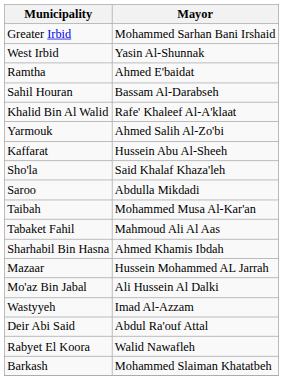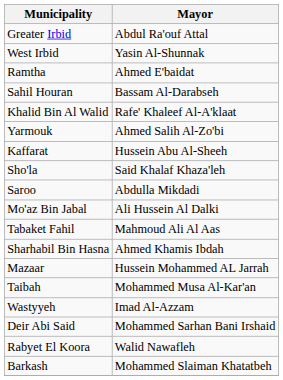(195, 33) Mohammed Sarhan Bani Irshaid -> (161, 33) Abdul Ra'ouf Attal
rows swapped: (47, 287) <-> (24, 209)
(161, 326) Abdul Ra'ouf Attal -> (195, 326) Mohammed Sarhan Bani Irshaid
